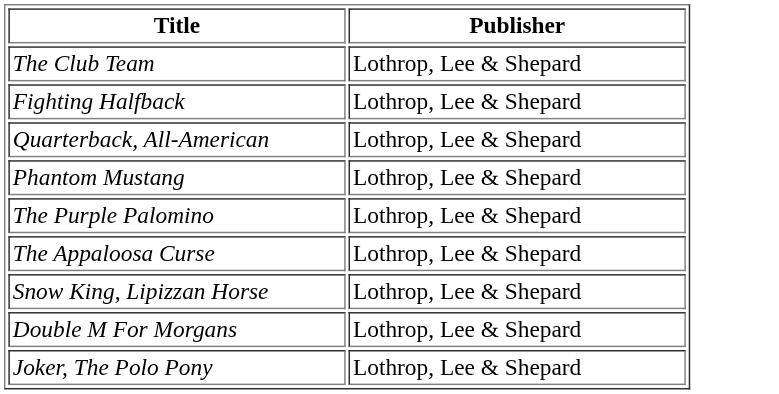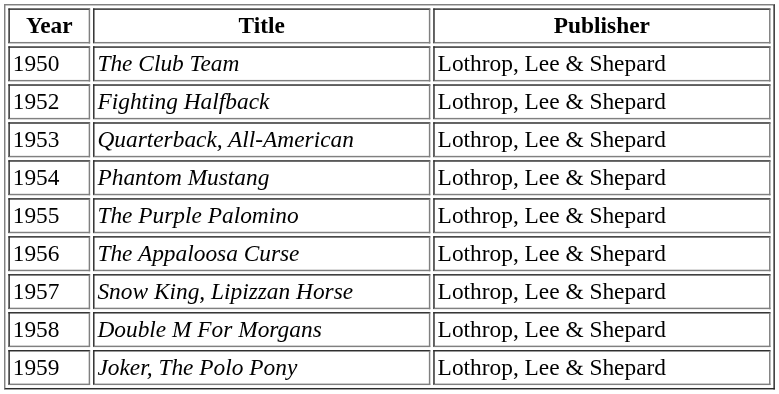+ column: (49, 25)
